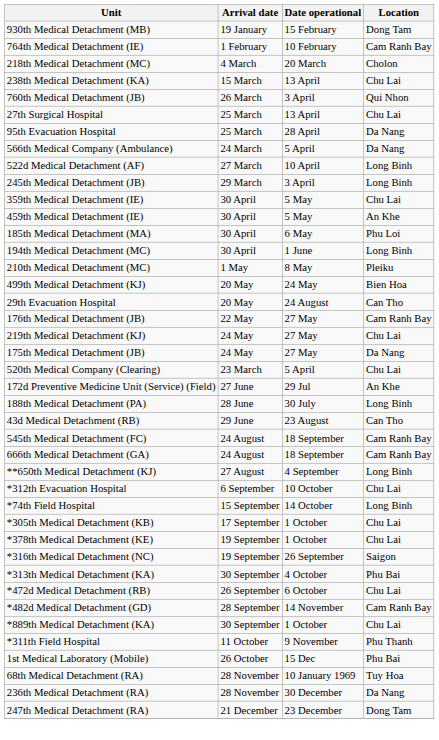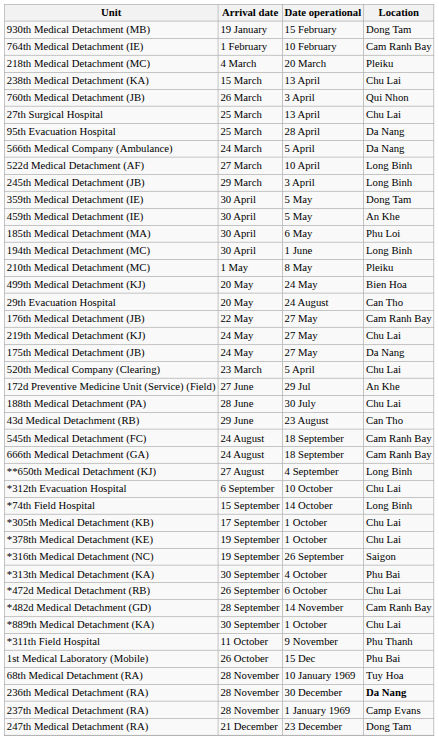(382, 64) Cholon -> (380, 64) Pleiku
(383, 200) Chu Lai -> (389, 200) Dong Tam
(389, 404) Long Binh -> (383, 404) Chu Lai
(385, 693) normal -> (386, 693) bold
+ row: (78, 710)
